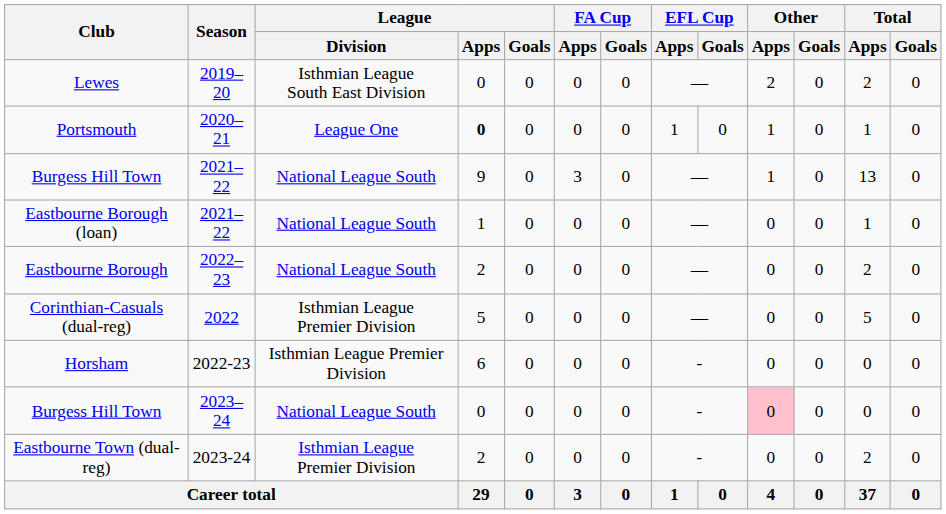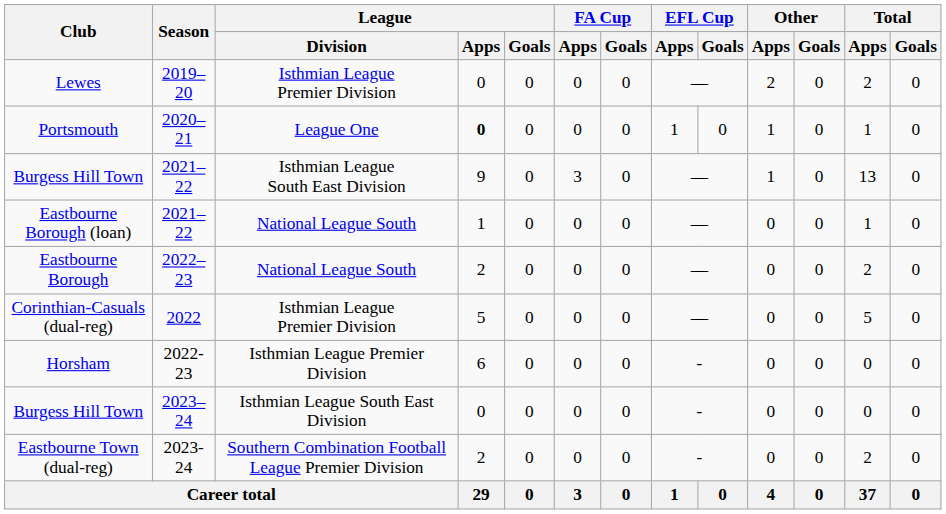(356, 82) Isthmian League South East Division -> (337, 82) Isthmian League Premier Division
(356, 176) National League South -> (337, 176) Isthmian League South East Division
(356, 410) National League South -> (337, 410) Isthmian League South East Division
(771, 410) pink background -> (771, 410) no background
(356, 457) Isthmian League Premier Division -> (337, 457) Southern Combination Football League Premier Division
